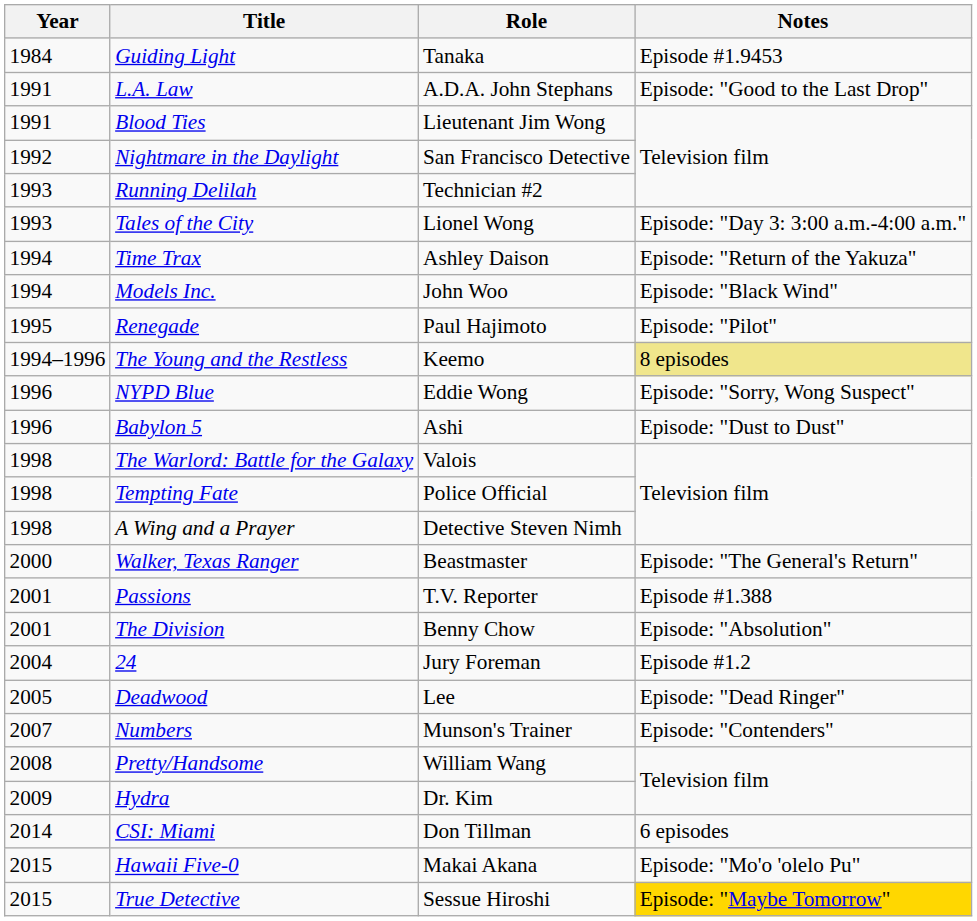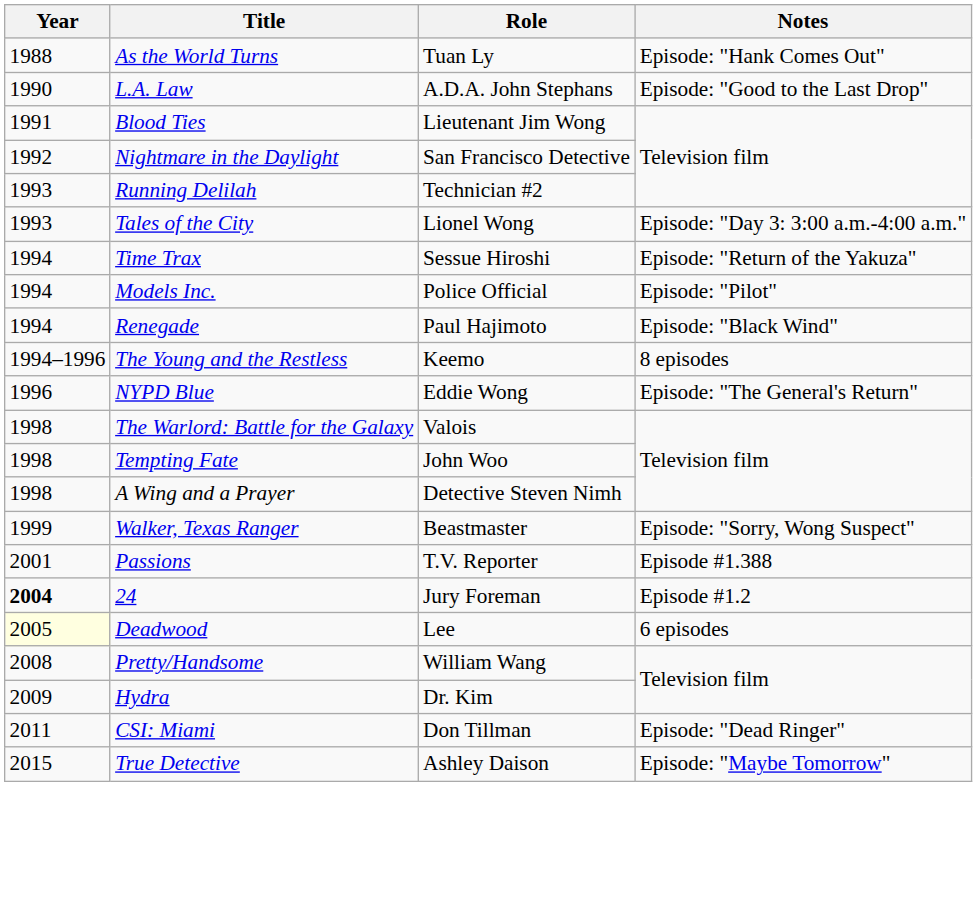- row: (175, 55)
+ row: (197, 55)
(31, 88) 1991 -> (31, 88) 1990
(486, 257) Ashley Daison -> (487, 257) Sessue Hiroshi
(465, 291) John Woo -> (485, 291) Police Official
(739, 291) Episode: "Black Wind" -> (708, 291) Episode: "Pilot"
(31, 325) 1995 -> (31, 325) 1994
(708, 325) Episode: "Pilot" -> (739, 325) Episode: "Black Wind"
(684, 358) khaki background -> (684, 358) no background
(777, 392) Episode: "Sorry, Wong Suspect" -> (779, 392) Episode: "The General's Return"
- row: (159, 426)
(485, 493) Police Official -> (465, 460) John Woo
(31, 561) 2000 -> (31, 527) 1999
(779, 561) Episode: "The General's Return" -> (777, 527) Episode: "Sorry, Wong Suspect"
- row: (170, 628)
(31, 662) normal -> (31, 595) bold
(31, 696) no background -> (31, 628) lightyellow background
(742, 696) Episode: "Dead Ringer" -> (684, 628) 6 episodes
- row: (154, 730)
(31, 831) 2014 -> (30, 730) 2011
(684, 831) 6 episodes -> (742, 730) Episode: "Dead Ringer"
- row: (177, 865)
(487, 898) Sessue Hiroshi -> (486, 763) Ashley Daison
(765, 898) gold background -> (765, 763) no background
